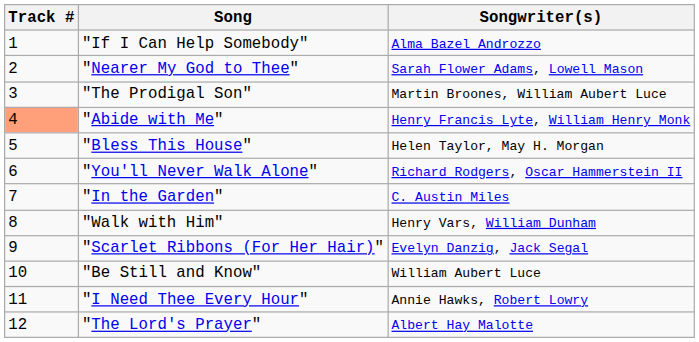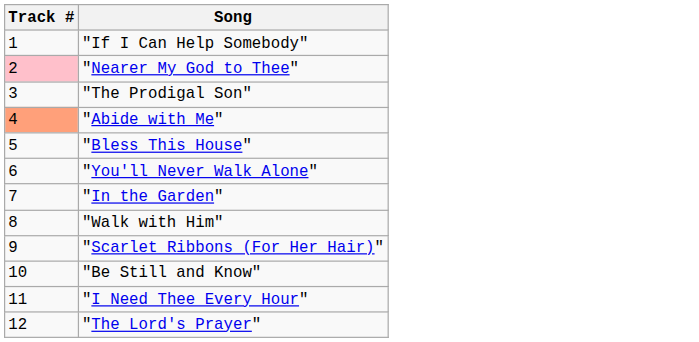- column: (541, 17)
(13, 69) no background -> (13, 69) pink background
